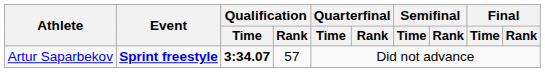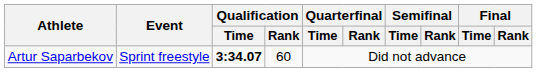(169, 57) bold -> (164, 57) normal
(292, 57) 57 -> (284, 57) 60
